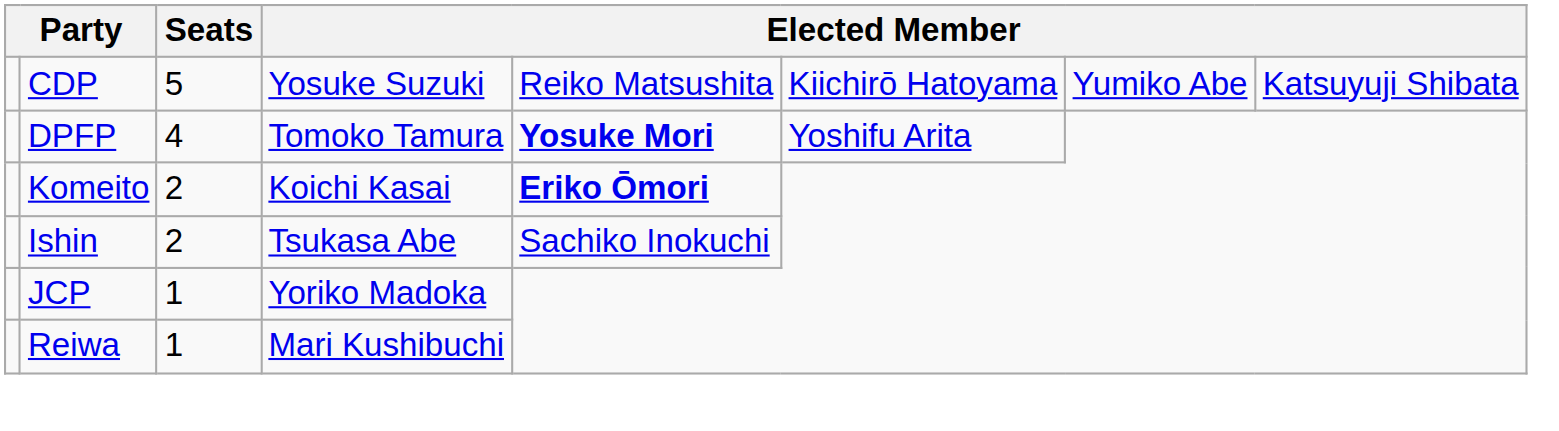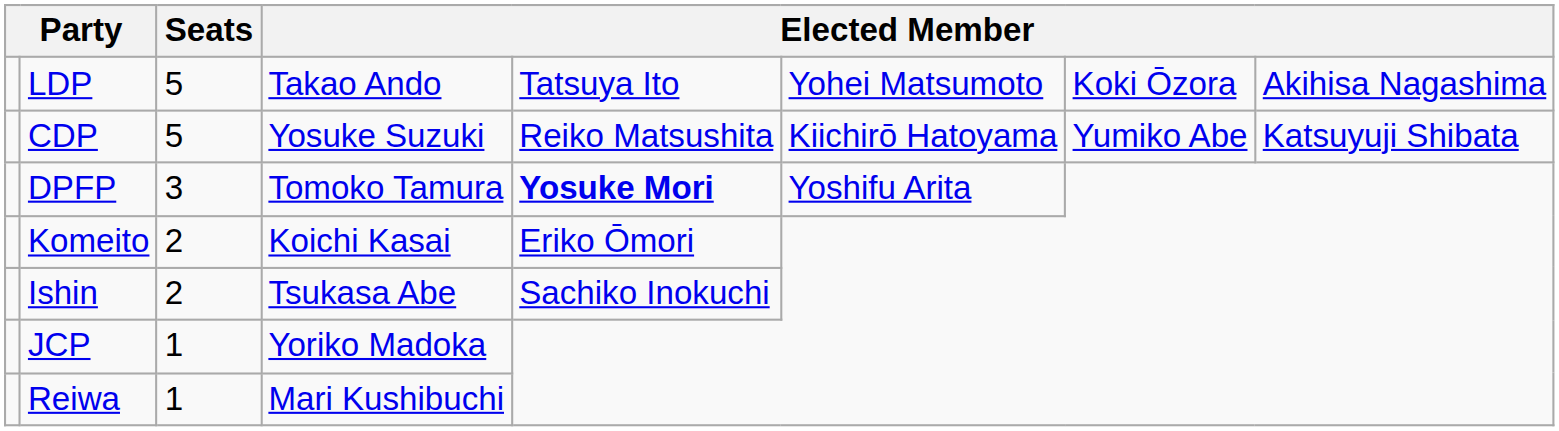+ row: (60, 83)
(174, 135) 4 -> (174, 188) 3
(614, 188) bold -> (607, 240) normal
